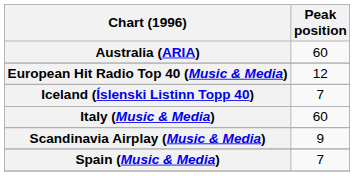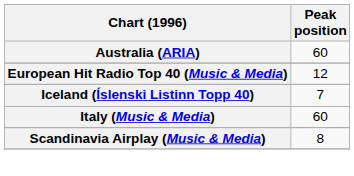(320, 138) 9 -> (320, 138) 8
- row: (148, 159)
